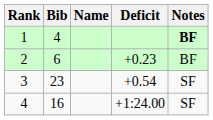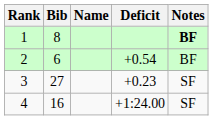(57, 37) 4 -> (57, 37) 8
(140, 59) +0.23 -> (140, 59) +0.54
(57, 81) 23 -> (57, 81) 27
(140, 81) +0.54 -> (140, 81) +0.23
